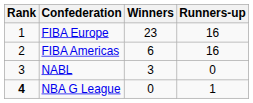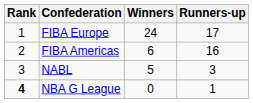(151, 32) 23 -> (151, 32) 24
(213, 32) 16 -> (213, 32) 17
(151, 70) 3 -> (151, 70) 5
(213, 70) 0 -> (213, 70) 3
